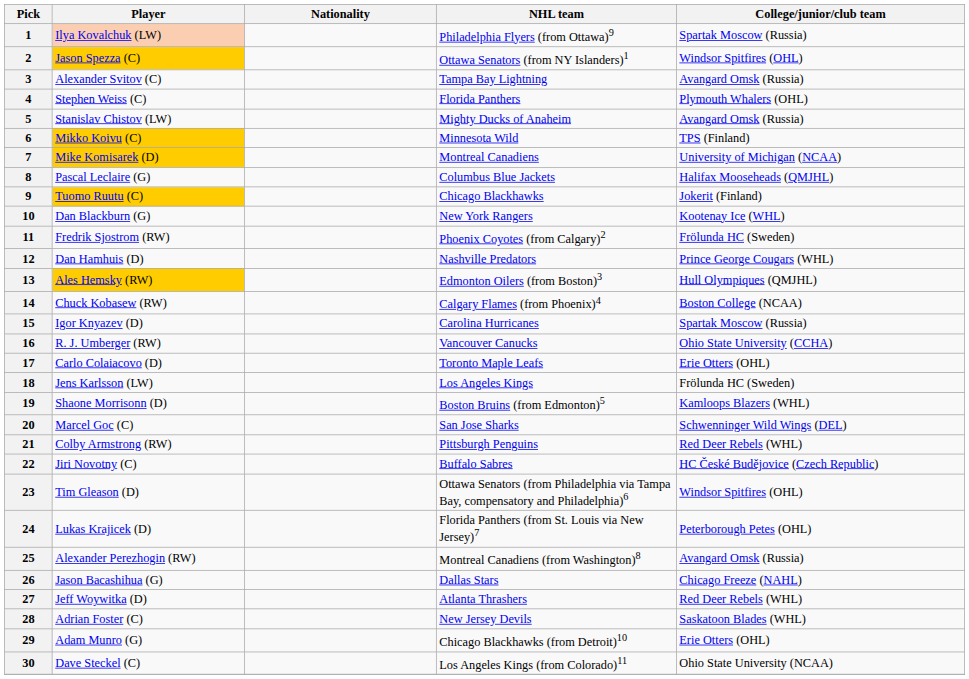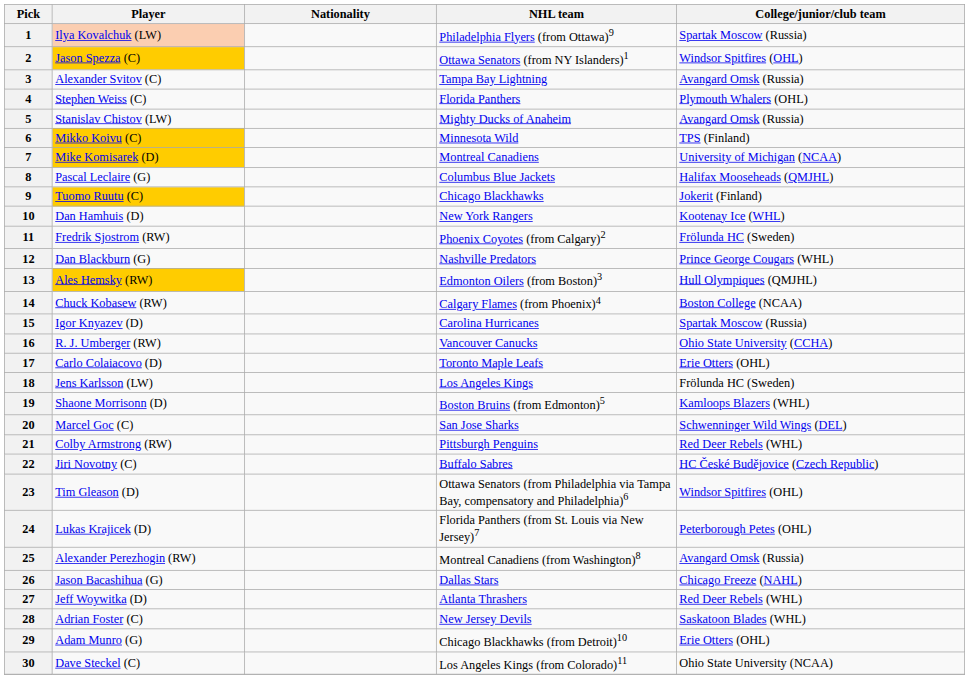(103, 216) Dan Blackburn (G) -> (99, 216) Dan Hamhuis (D)
(99, 258) Dan Hamhuis (D) -> (103, 258) Dan Blackburn (G)
